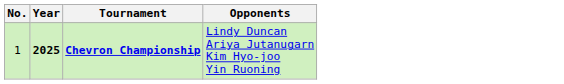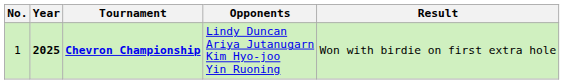+ column: (438, 14)
